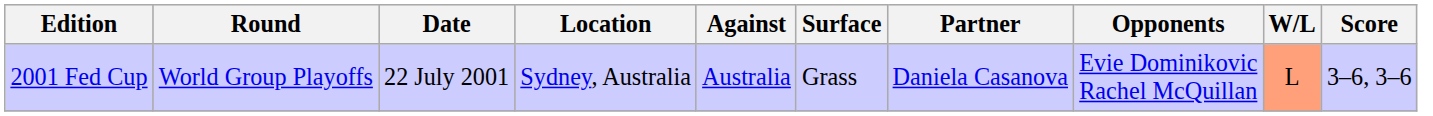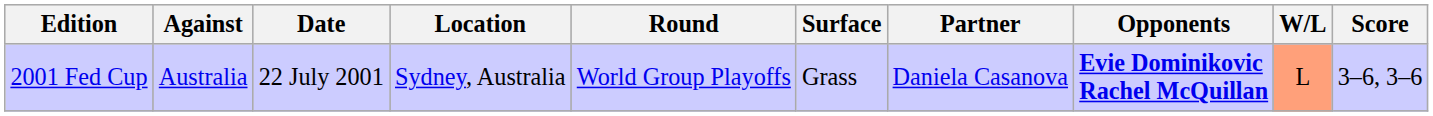columns swapped: (266, 23) <-> (746, 23)
(1168, 76) normal -> (1174, 76) bold
